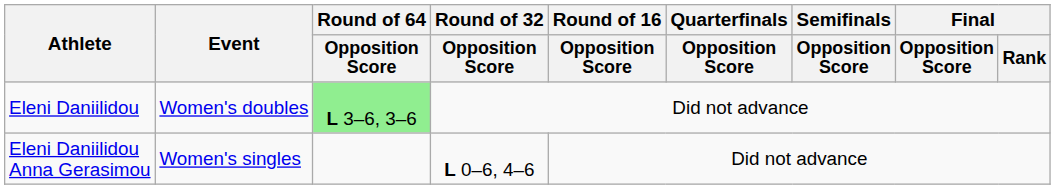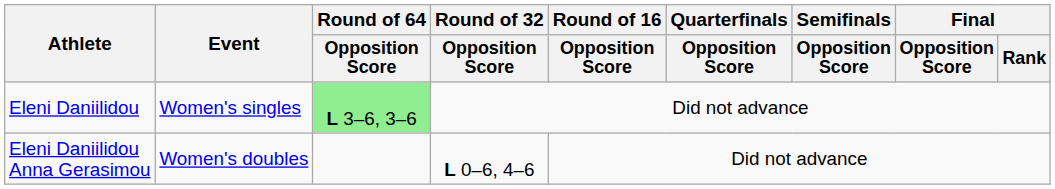(234, 108) Women's doubles -> (230, 108) Women's singles
(230, 159) Women's singles -> (234, 159) Women's doubles
